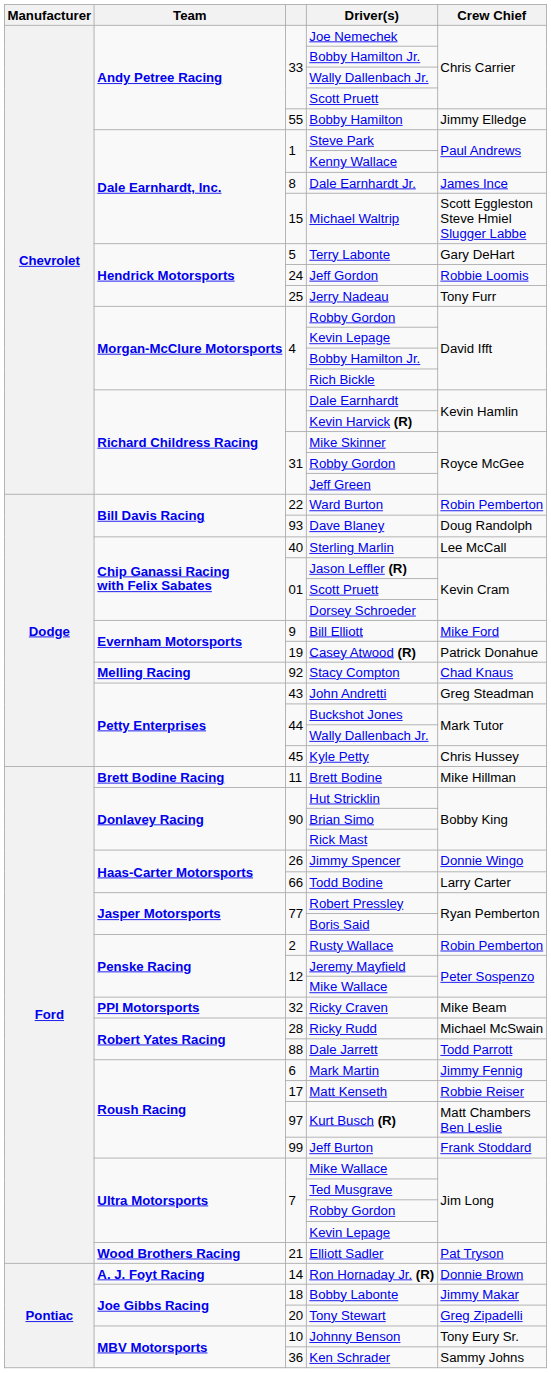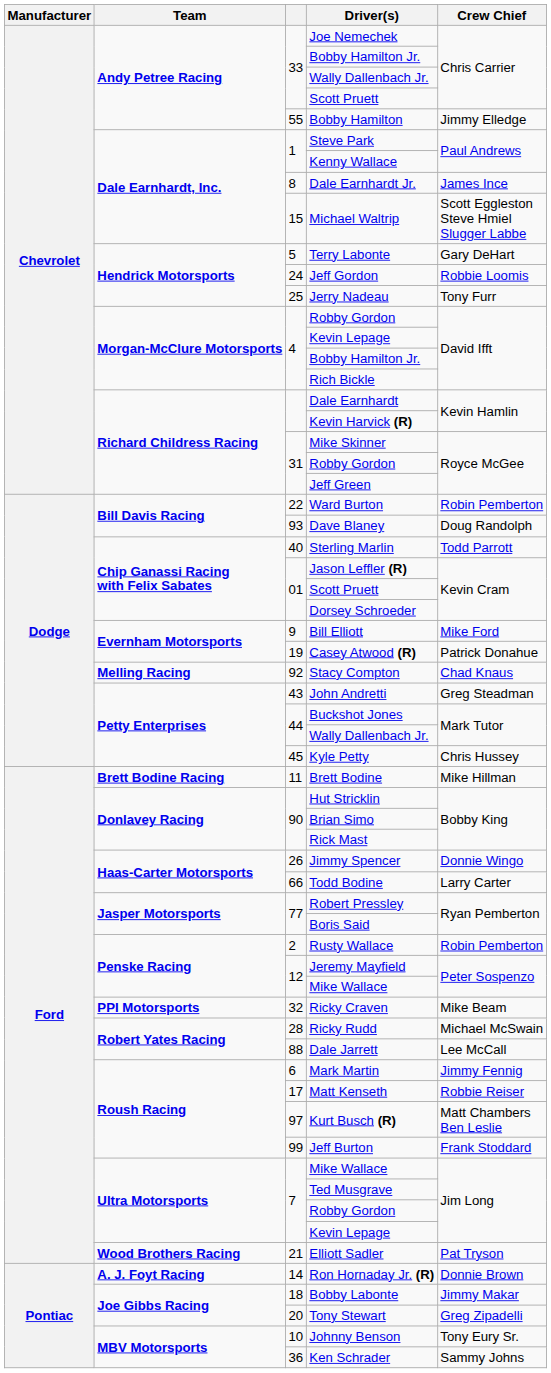(473, 547) Lee McCall -> (476, 547) Todd Parrott
(476, 1050) Todd Parrott -> (473, 1050) Lee McCall
